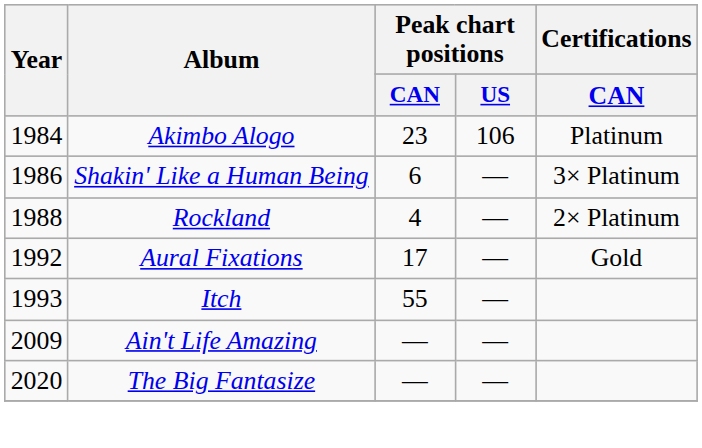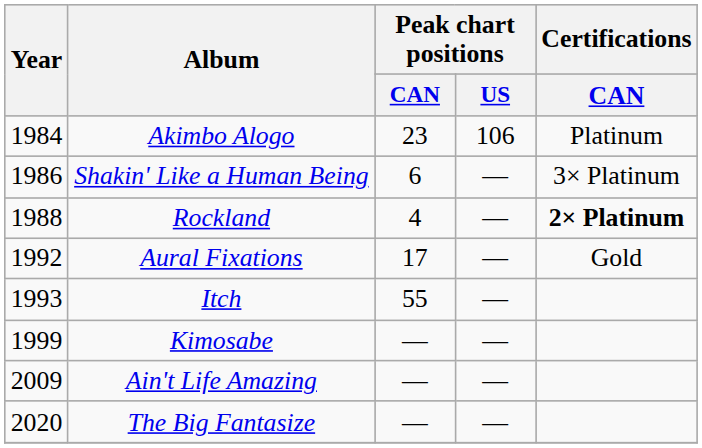(616, 217) normal -> (616, 217) bold
+ row: (221, 339)
